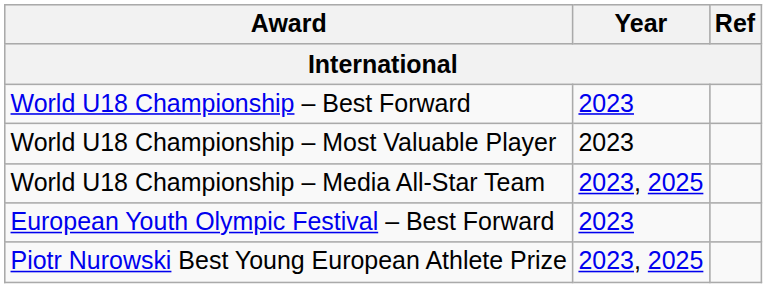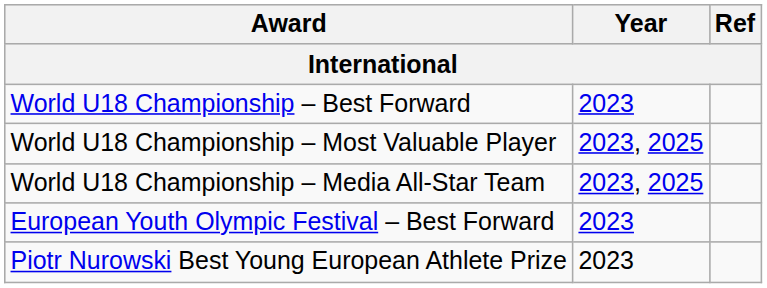(606, 143) 2023 -> (641, 143) 2023, 2025
(641, 261) 2023, 2025 -> (606, 261) 2023
